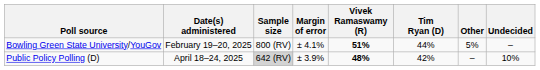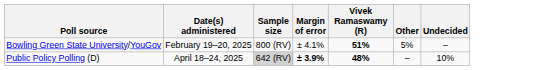- column: (426, 26)
(311, 59) normal -> (311, 59) bold
